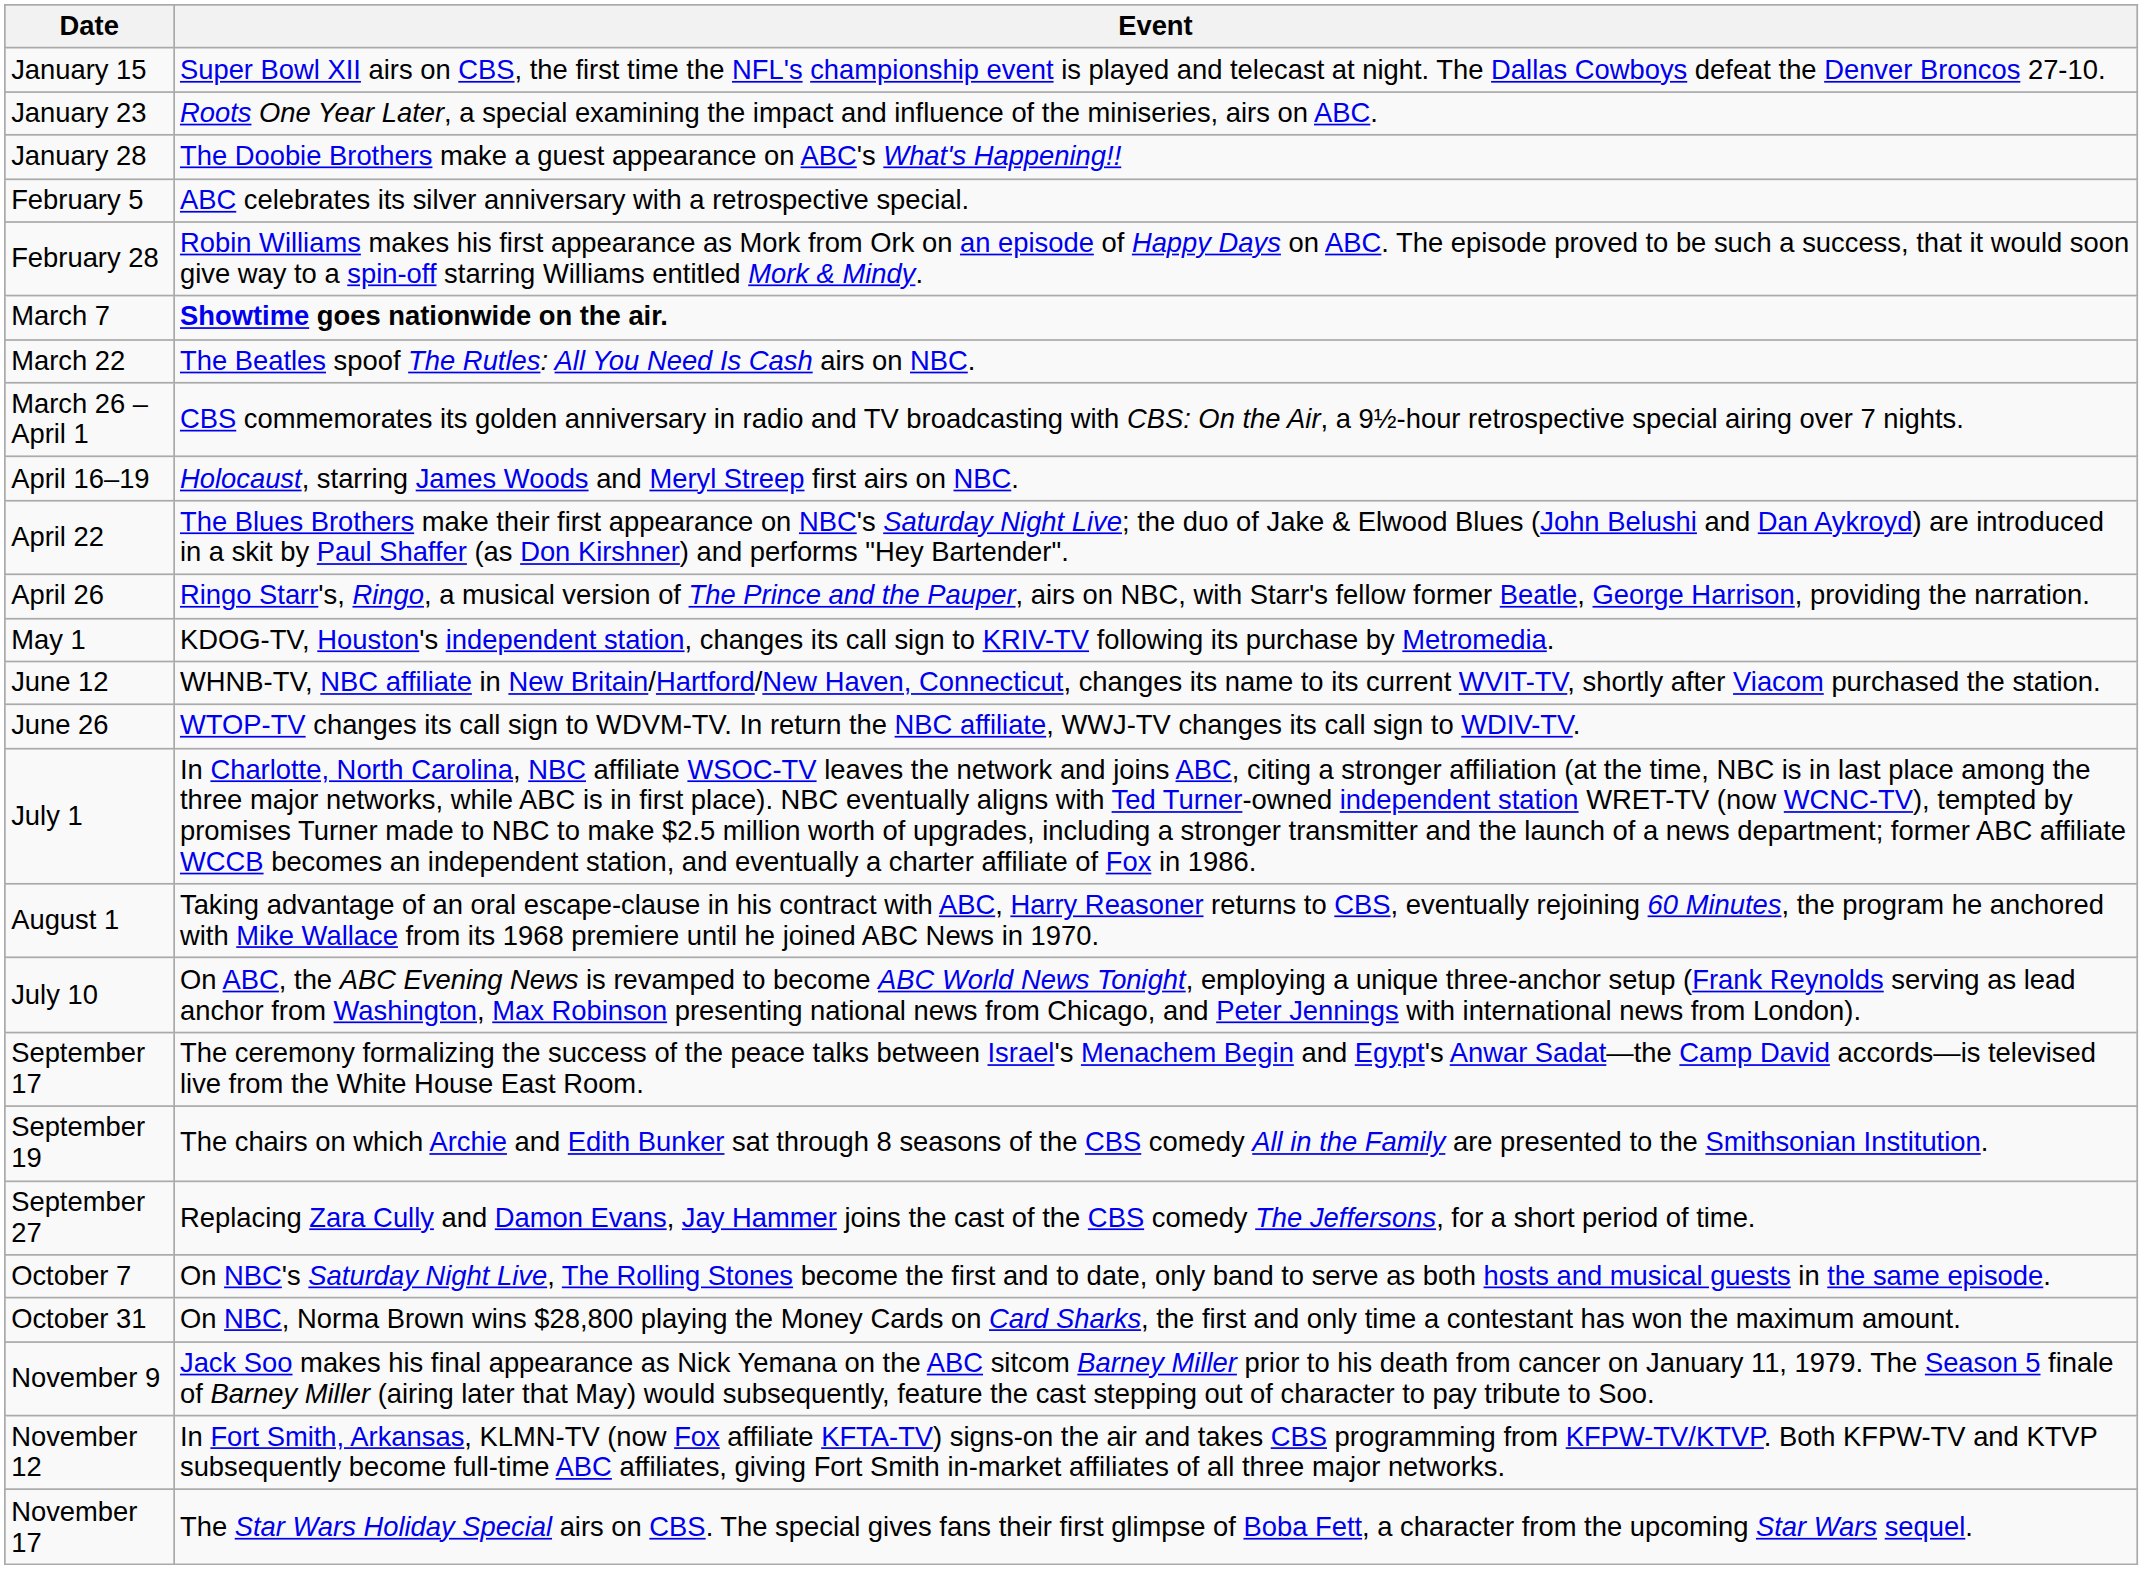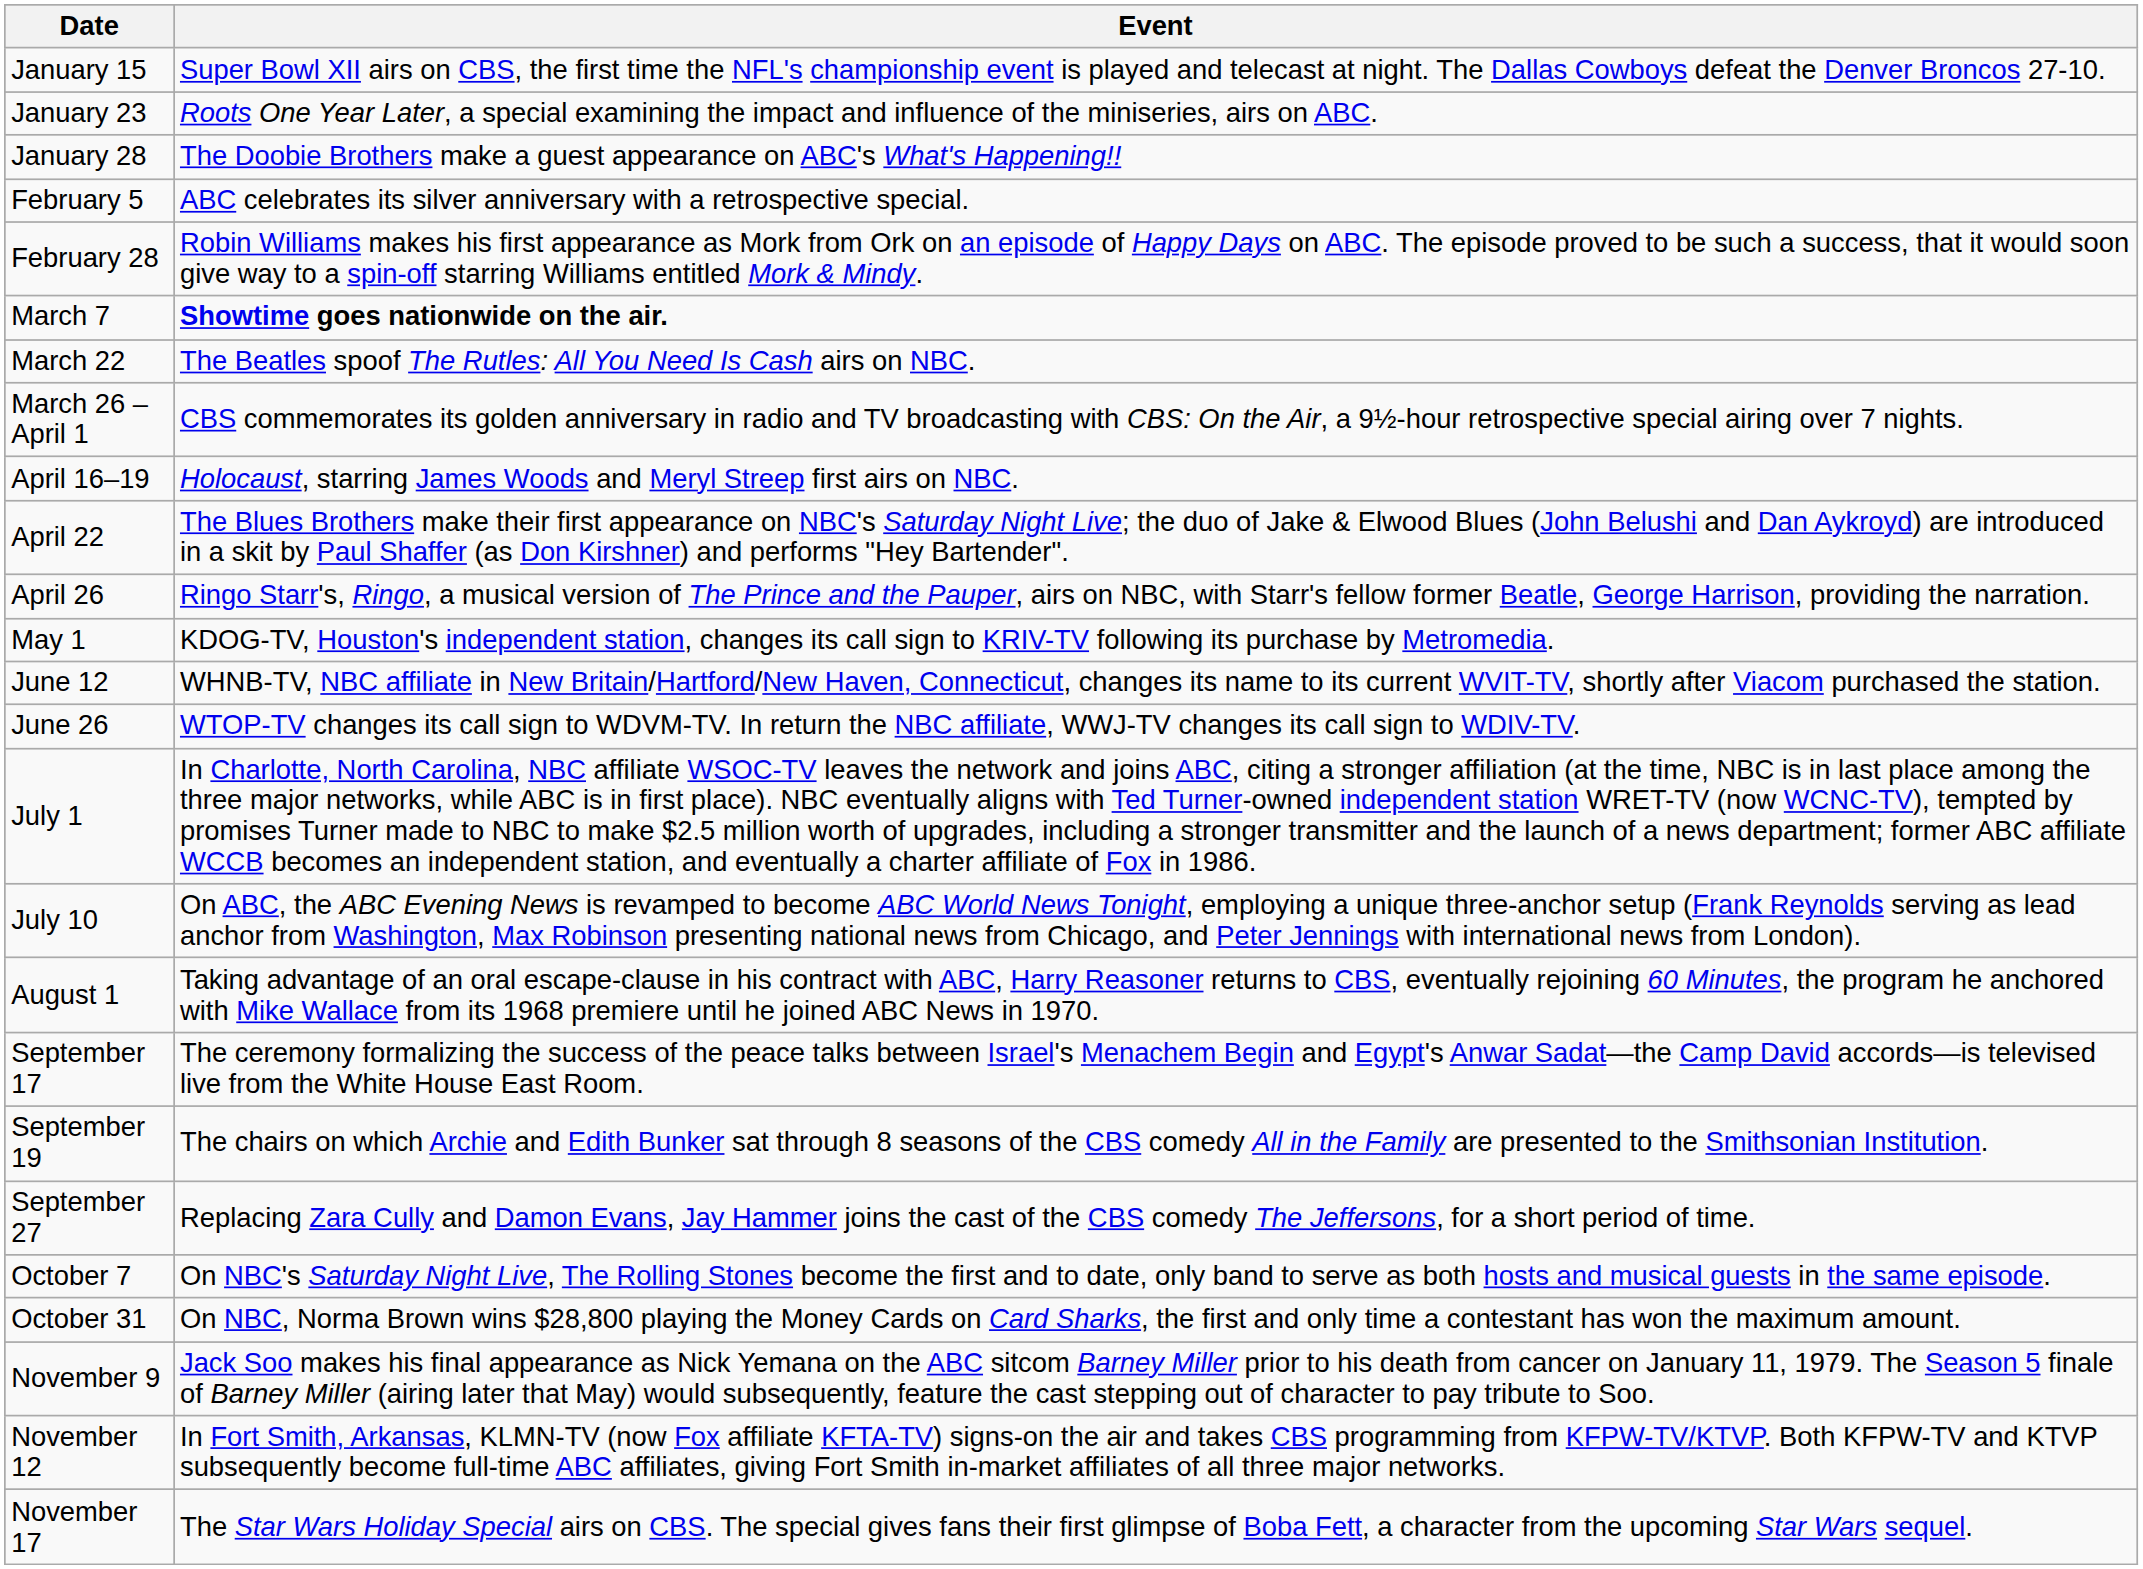rows swapped: (55, 994) <-> (65, 920)
